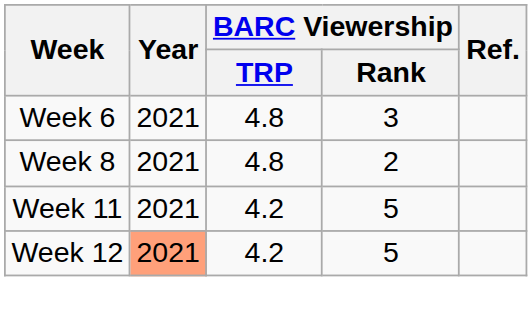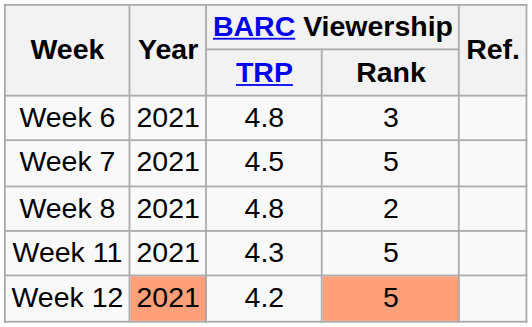+ row: (67, 162)
(264, 207) 4.2 -> (264, 252) 4.3
(391, 252) no background -> (391, 298) lightsalmon background
